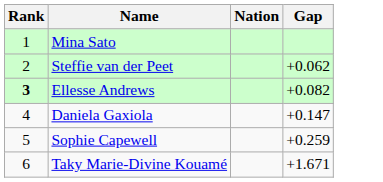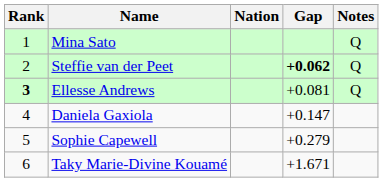+ column: (356, 16)
(308, 66) normal -> (308, 66) bold
(308, 90) +0.082 -> (308, 90) +0.081
(308, 139) +0.259 -> (308, 139) +0.279
